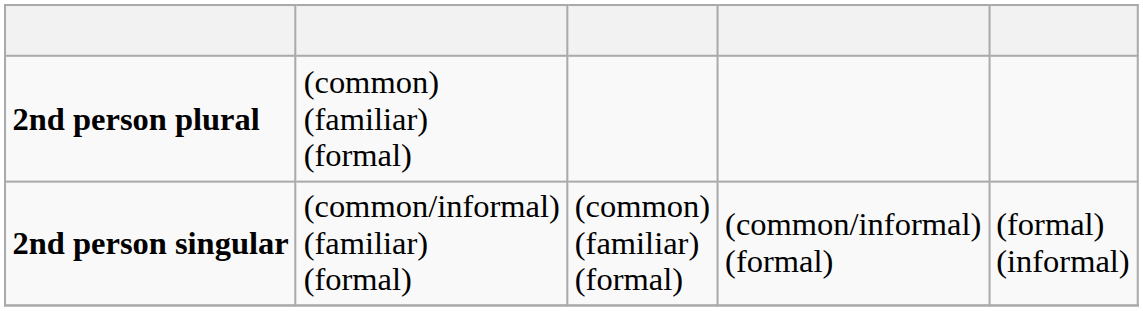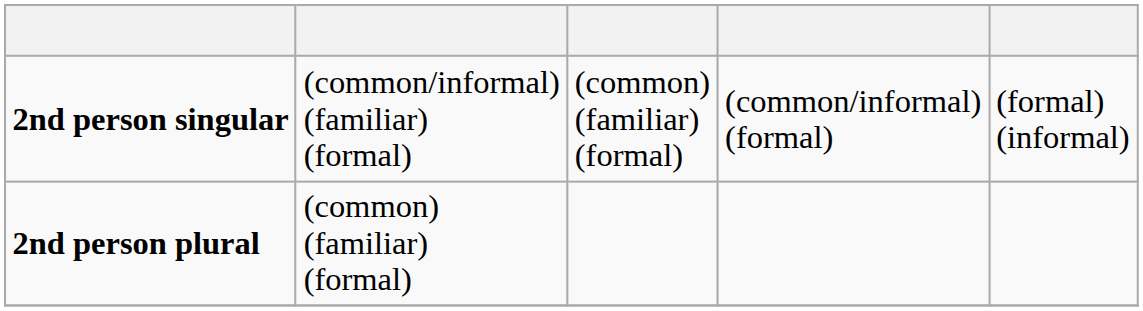rows swapped: (151, 242) <-> (136, 118)
